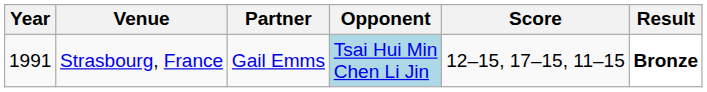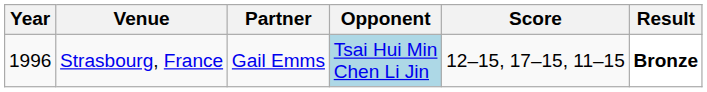(30, 60) 1991 -> (30, 60) 1996
